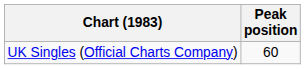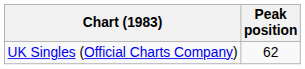(271, 52) 60 -> (271, 52) 62
